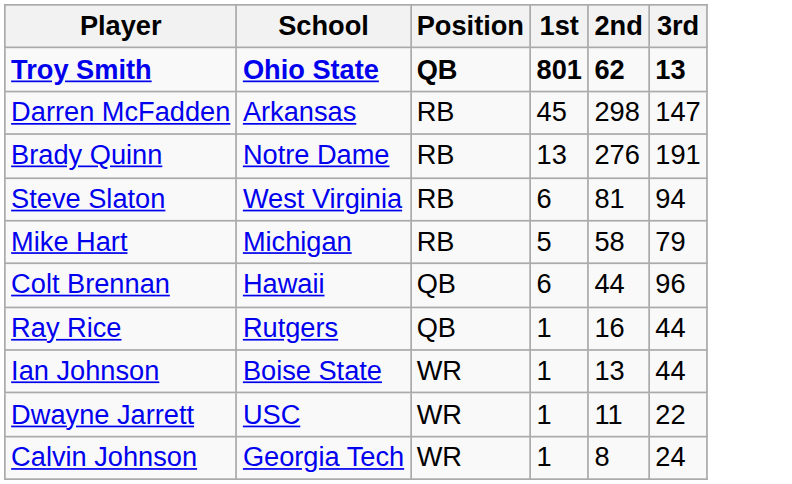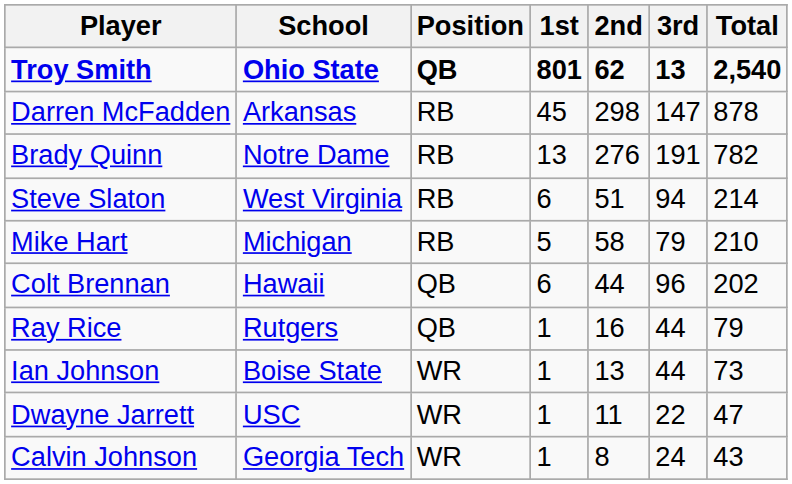+ column: (747, 26)
(610, 198) 81 -> (610, 198) 51
